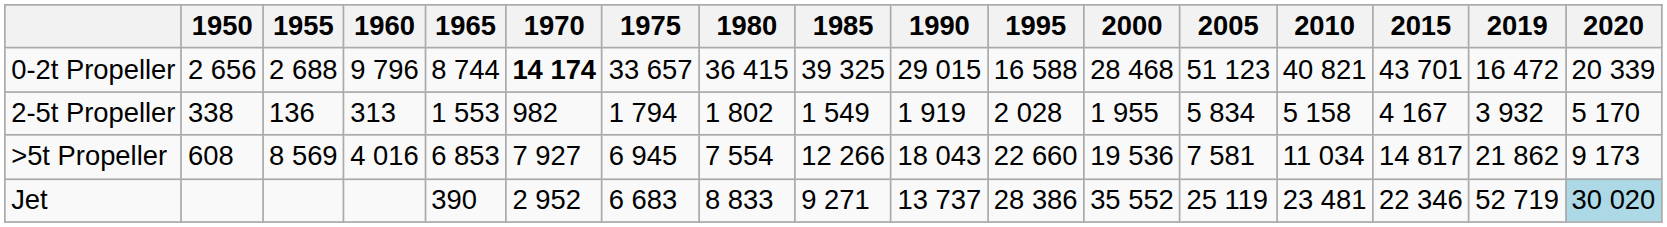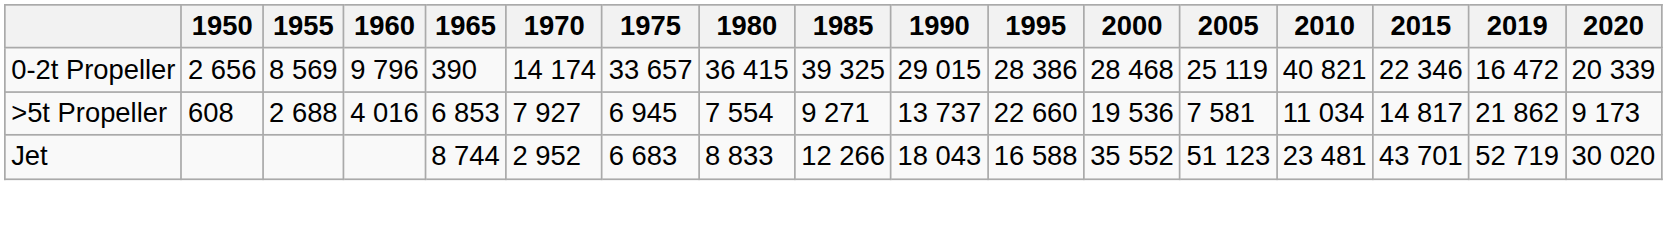(303, 69) 2 688 -> (303, 69) 8 569
(466, 69) 8 744 -> (454, 69) 390
(554, 69) bold -> (554, 69) normal
(1036, 69) 16 588 -> (1036, 69) 28 386
(1228, 69) 51 123 -> (1227, 69) 25 119
(1421, 69) 43 701 -> (1421, 69) 22 346
- row: (93, 112)
(303, 156) 8 569 -> (303, 112) 2 688
(843, 156) 12 266 -> (836, 112) 9 271
(939, 156) 18 043 -> (939, 112) 13 737
(454, 199) 390 -> (466, 156) 8 744
(836, 199) 9 271 -> (843, 156) 12 266
(939, 199) 13 737 -> (939, 156) 18 043
(1036, 199) 28 386 -> (1036, 156) 16 588
(1227, 199) 25 119 -> (1228, 156) 51 123
(1421, 199) 22 346 -> (1421, 156) 43 701
(1613, 199) lightblue background -> (1613, 156) no background
